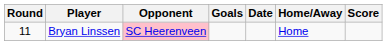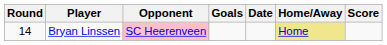(25, 31) 11 -> (25, 31) 14
(293, 31) no background -> (293, 31) khaki background
